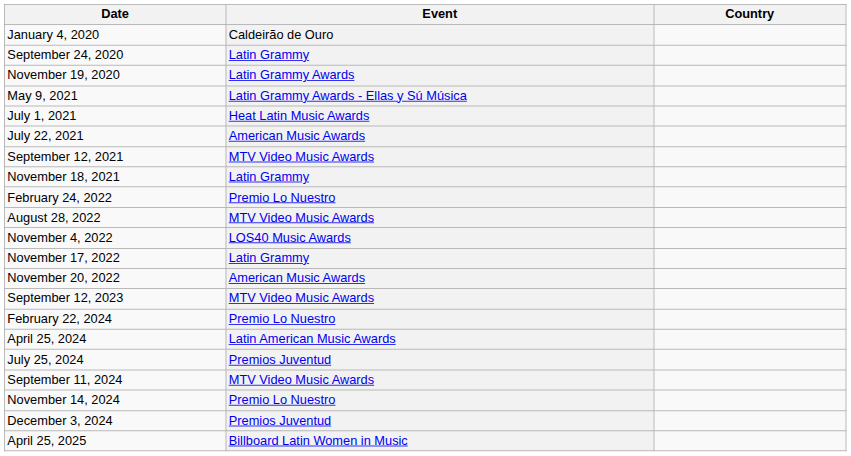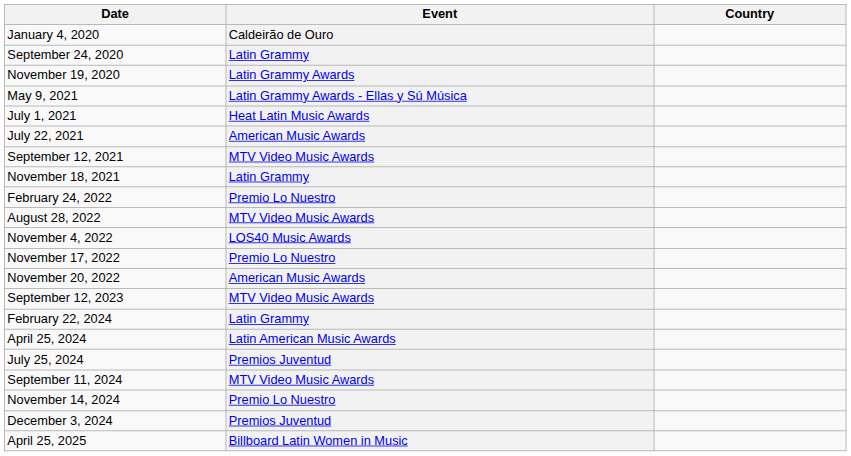(269, 258) Latin Grammy -> (282, 258) Premio Lo Nuestro
(282, 319) Premio Lo Nuestro -> (269, 319) Latin Grammy
